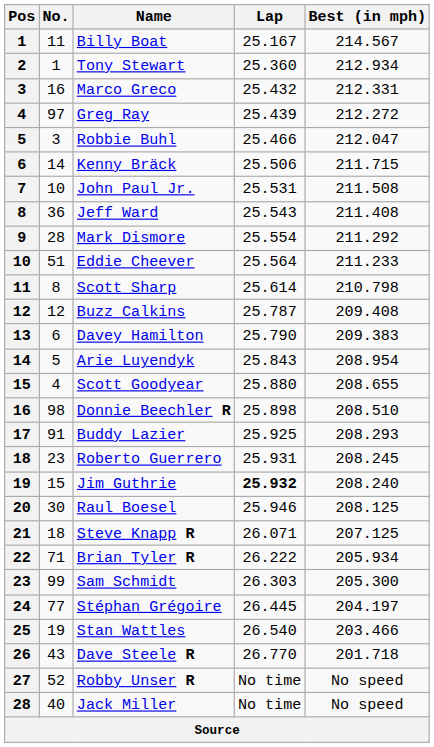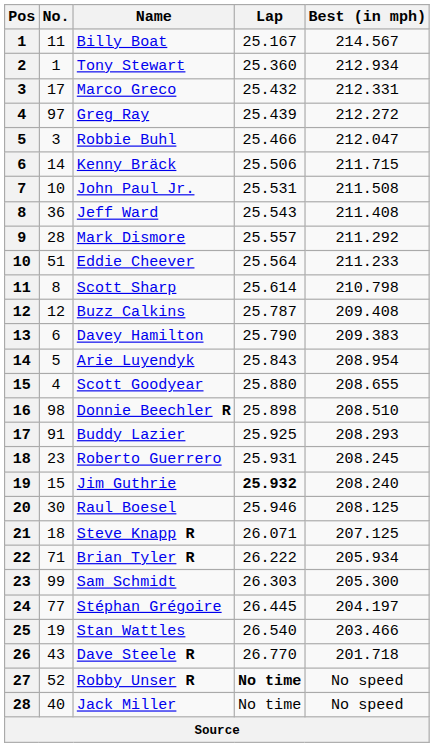(56, 91) 16 -> (56, 91) 17
(270, 238) 25.554 -> (270, 238) 25.557
(270, 680) normal -> (270, 680) bold
